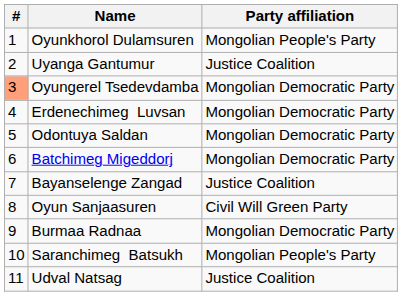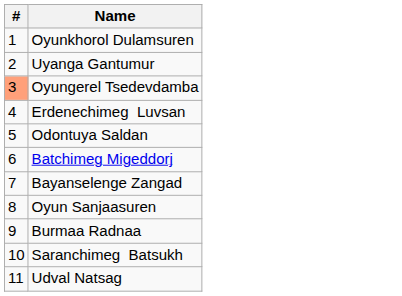- column: (300, 16)
